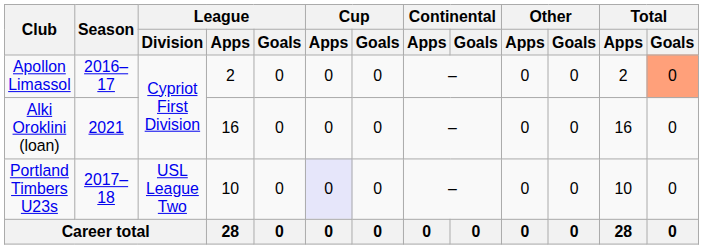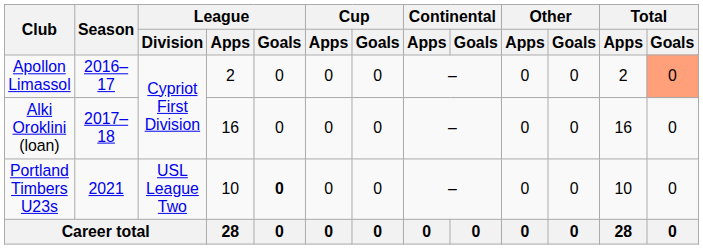(106, 128) 2021 -> (106, 128) 2017–18
(106, 188) 2017–18 -> (106, 188) 2021
(279, 188) normal -> (279, 188) bold
(329, 188) lavender background -> (329, 188) no background
